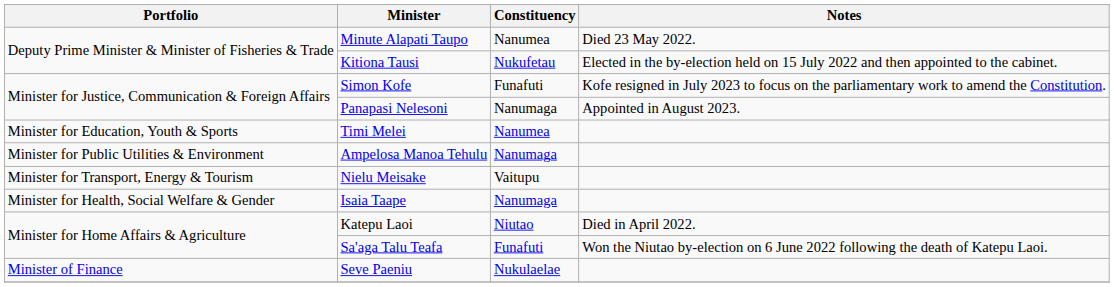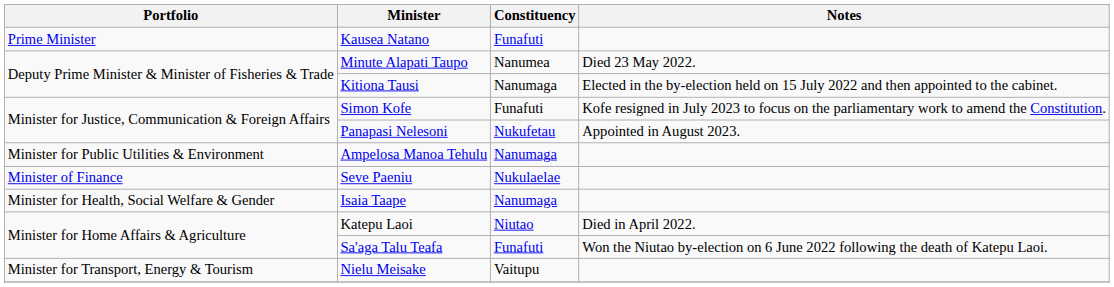+ row: (385, 39)
(525, 62) Nukufetau -> (525, 85) Nanumaga
(525, 108) Nanumaga -> (525, 131) Nukufetau
- row: (373, 131)
rows swapped: (376, 270) <-> (383, 177)
